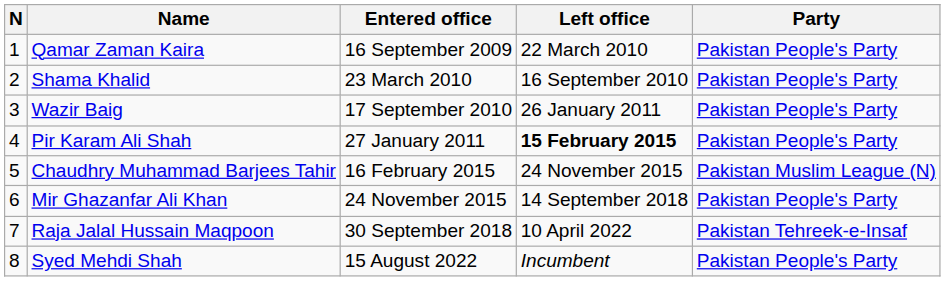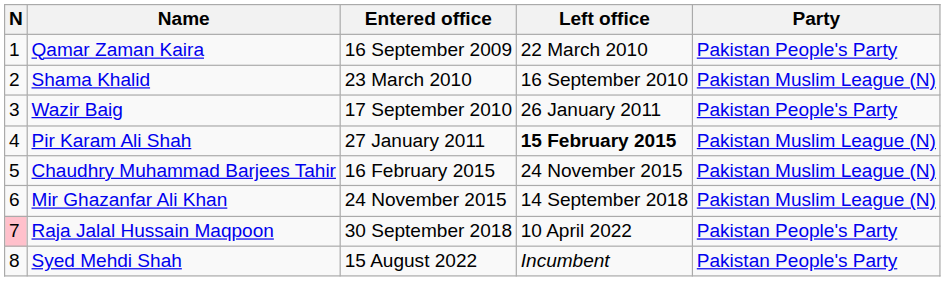(797, 79) Pakistan People's Party -> (816, 79) Pakistan Muslim League (N)
(797, 140) Pakistan People's Party -> (816, 140) Pakistan Muslim League (N)
(797, 200) Pakistan People's Party -> (816, 200) Pakistan Muslim League (N)
(14, 230) no background -> (14, 230) pink background
(802, 230) Pakistan Tehreek-e-Insaf -> (797, 230) Pakistan People's Party
